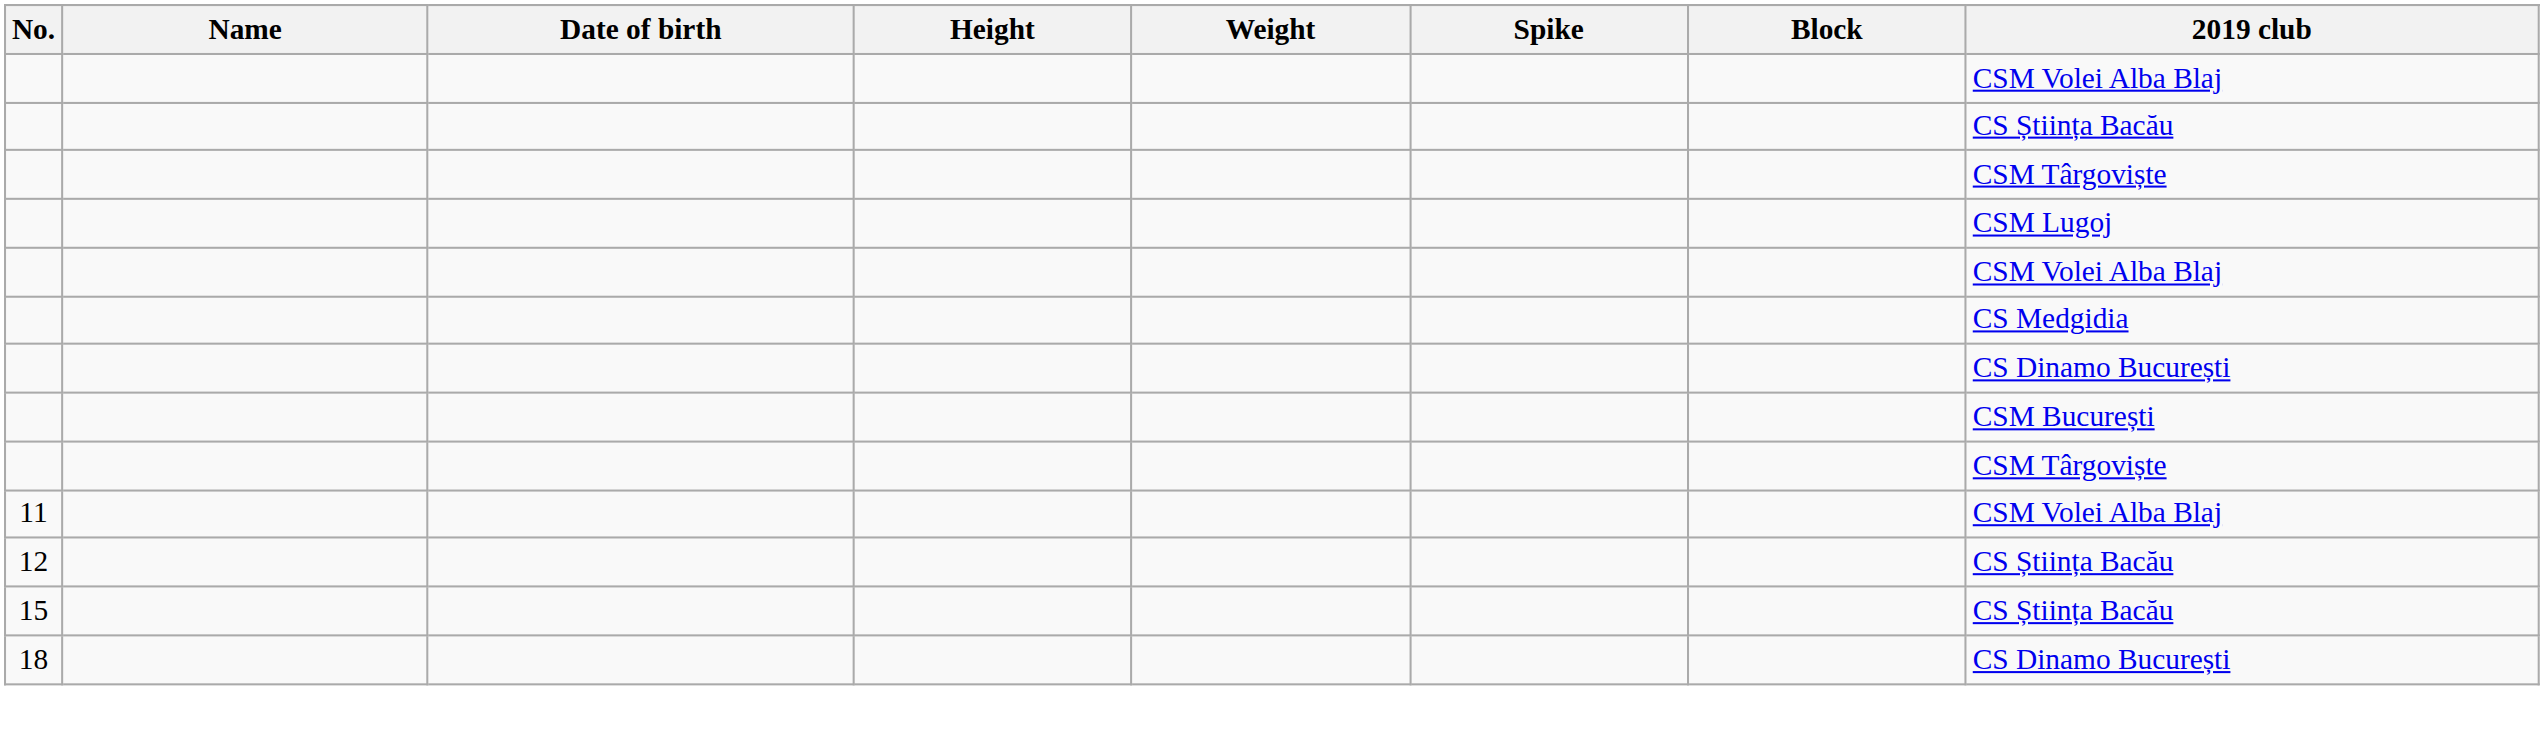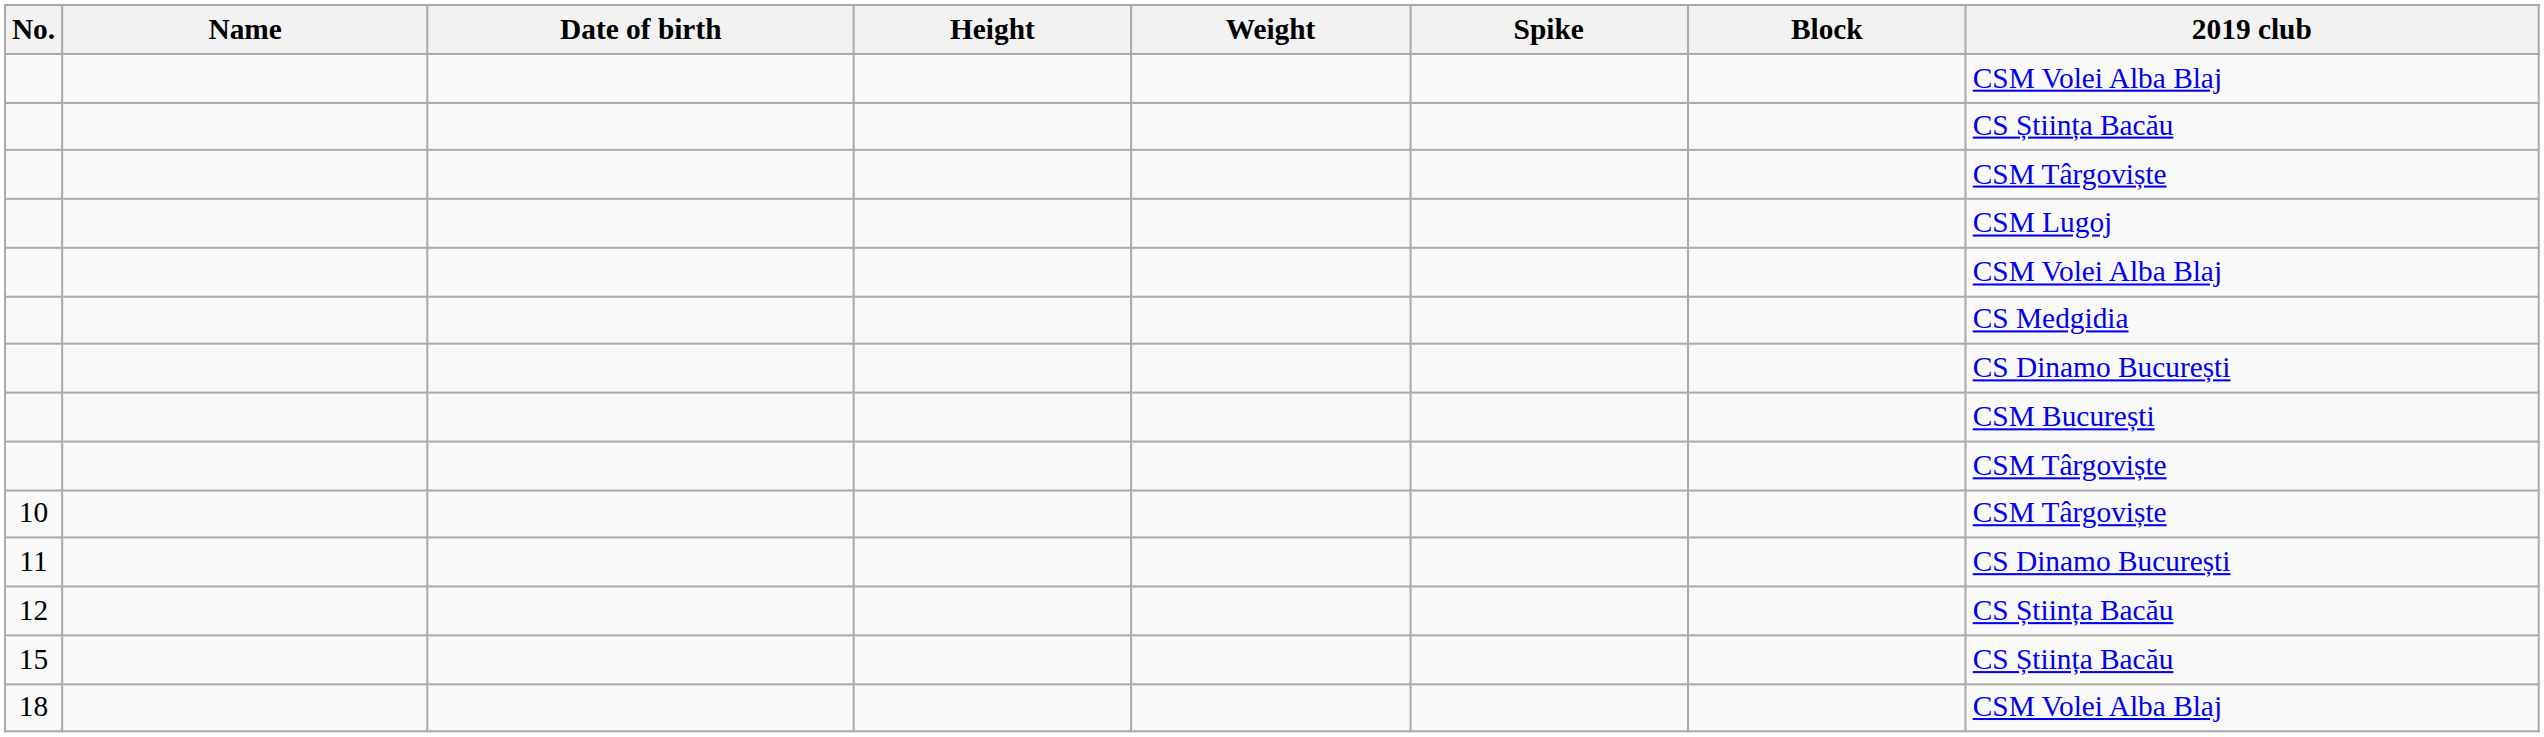+ row: (34, 513)
(2097, 513) CSM Volei Alba Blaj -> (2102, 562) CS Dinamo București
(2102, 658) CS Dinamo București -> (2097, 707) CSM Volei Alba Blaj
